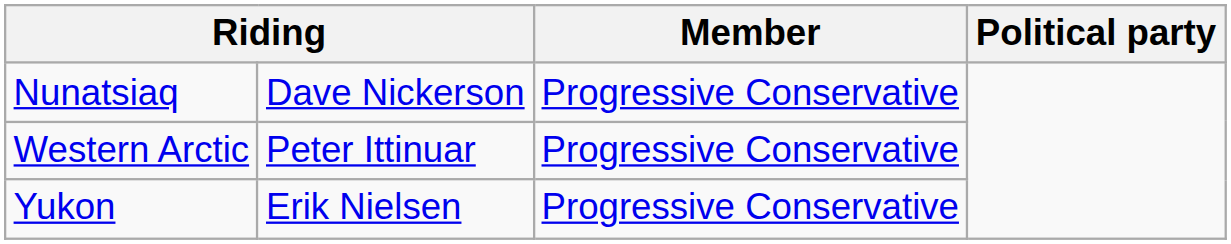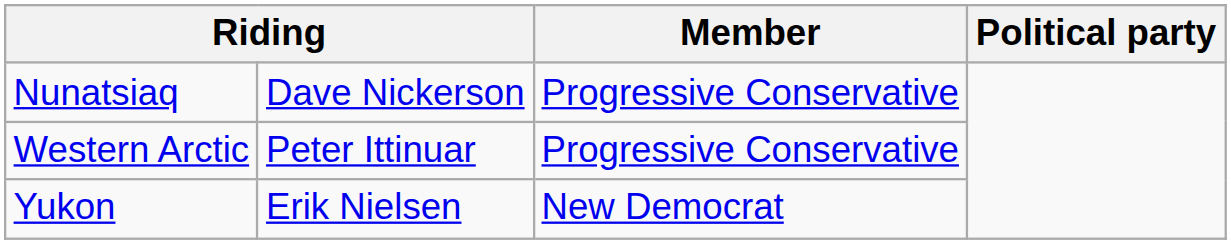(750, 207) Progressive Conservative -> (663, 207) New Democrat
